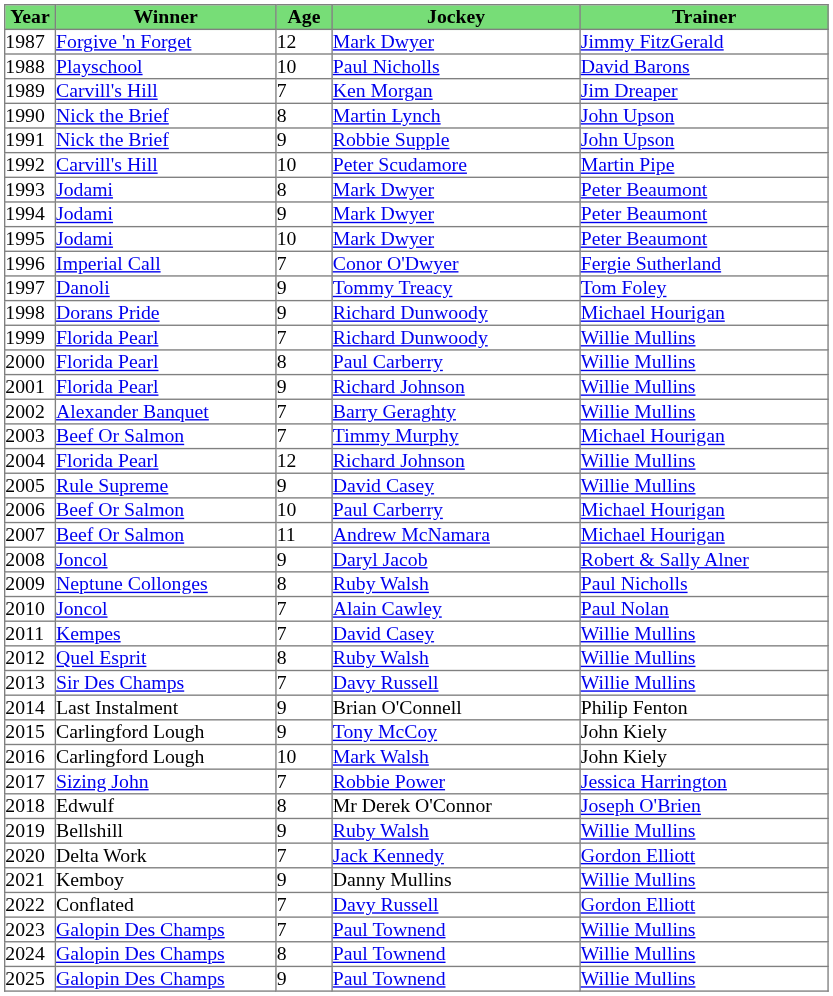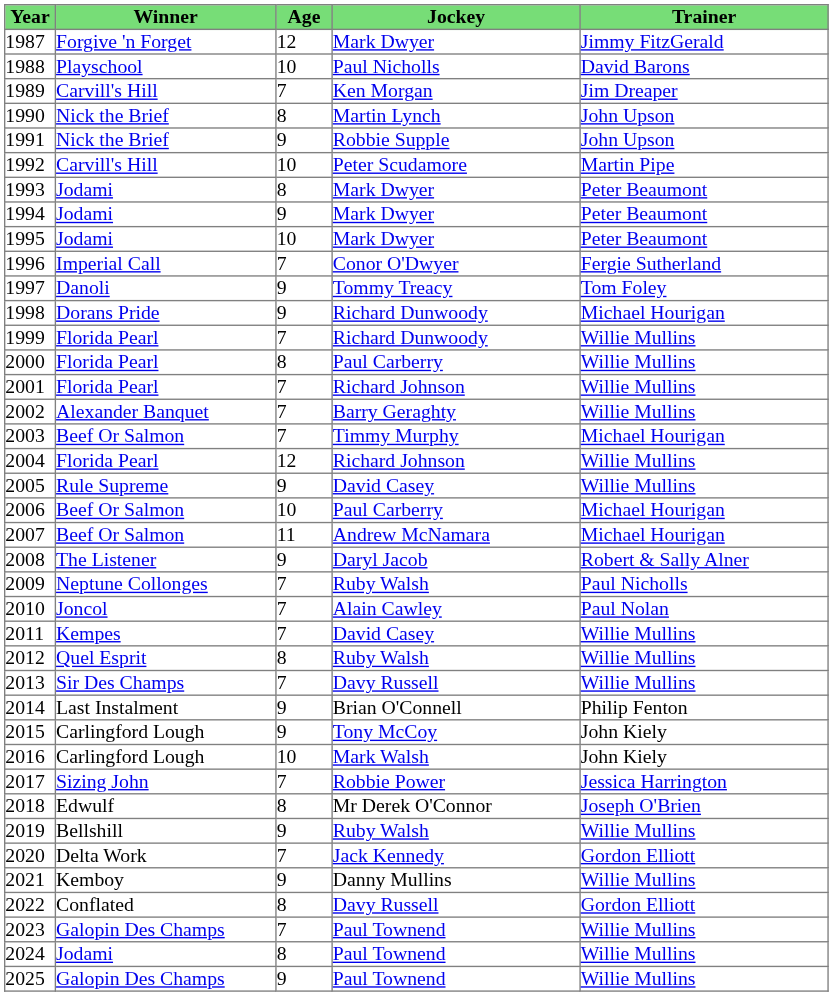(282, 386) 9 -> (282, 386) 7
(82, 559) Joncol -> (106, 559) The Listener
(282, 584) 8 -> (282, 584) 7
(282, 904) 7 -> (282, 904) 8
(140, 953) Galopin Des Champs -> (85, 953) Jodami
